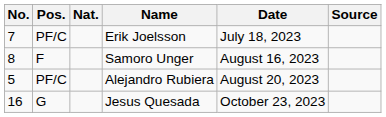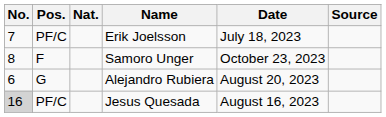(270, 58) August 16, 2023 -> (273, 58) October 23, 2023
(11, 79) 5 -> (11, 79) 6
(51, 79) PF/C -> (41, 79) G
(15, 101) no background -> (15, 101) lightgrey background
(41, 101) G -> (51, 101) PF/C
(273, 101) October 23, 2023 -> (270, 101) August 16, 2023
